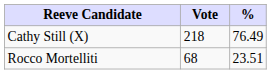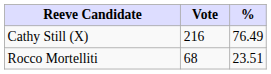(194, 36) 218 -> (194, 36) 216
